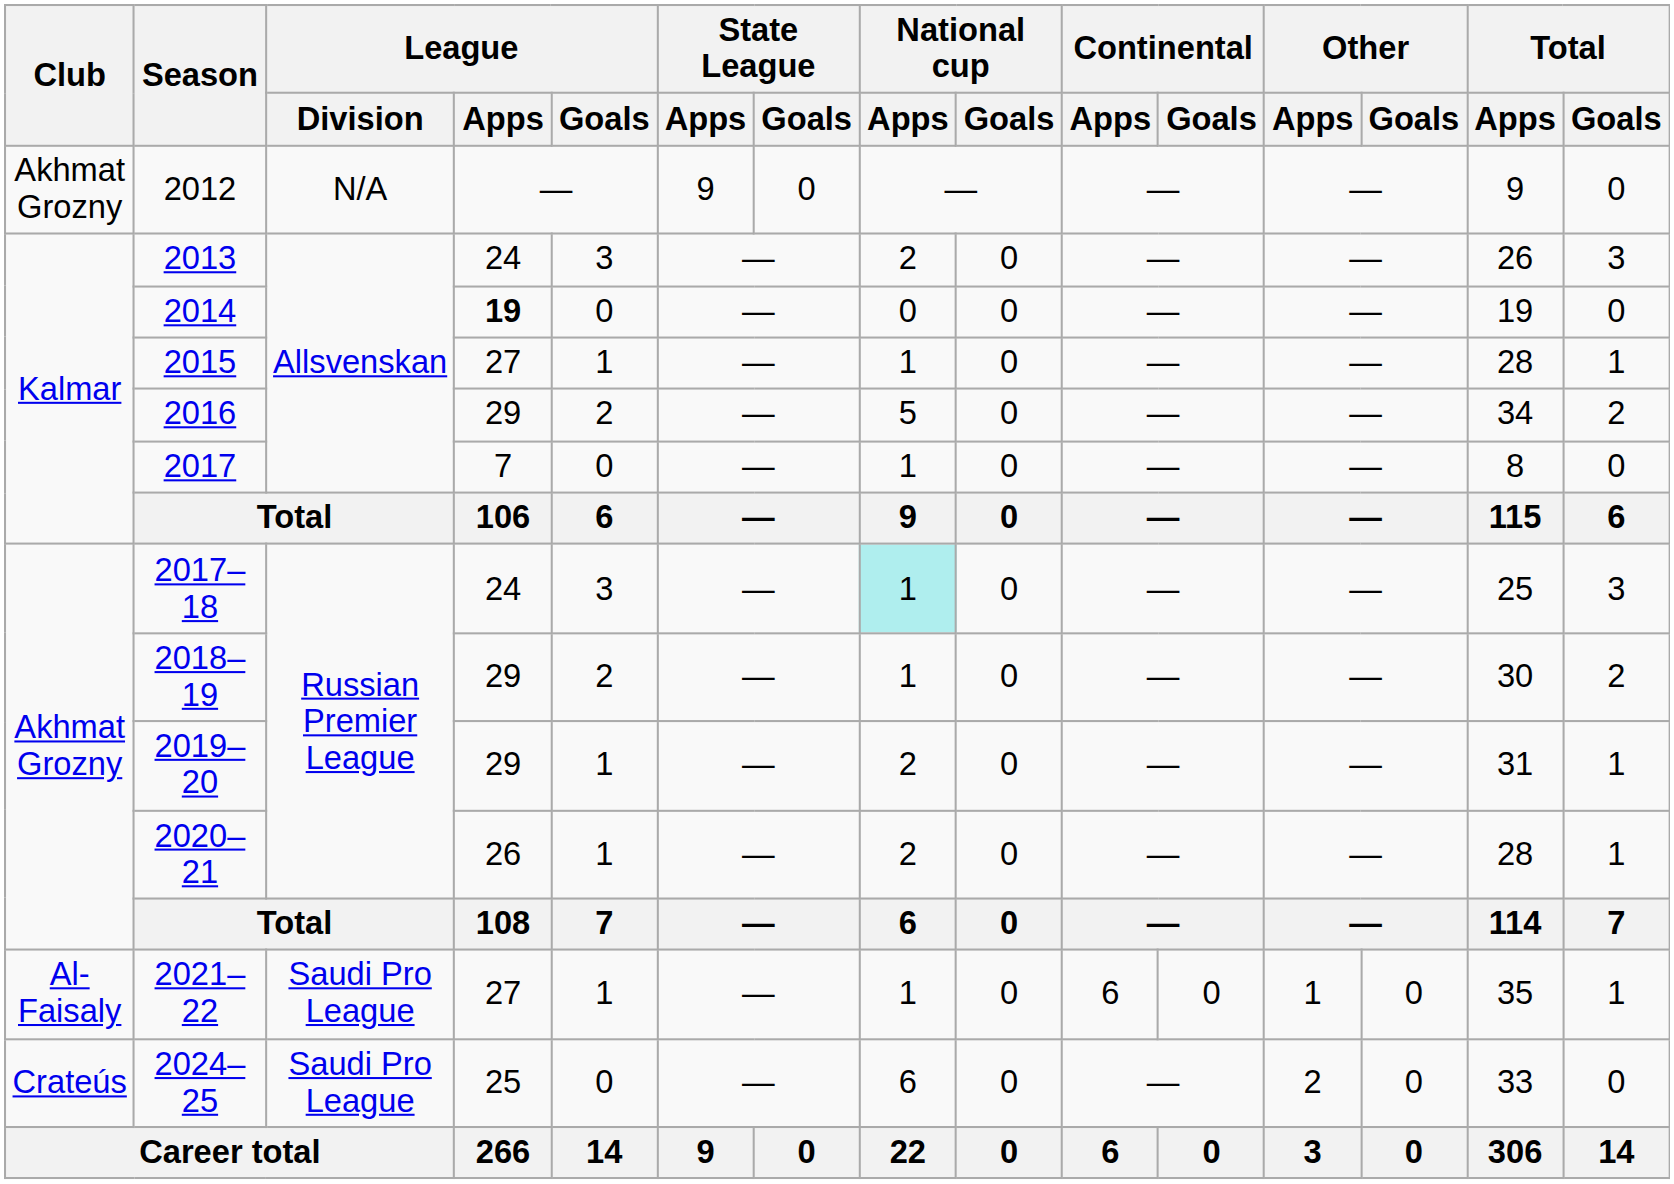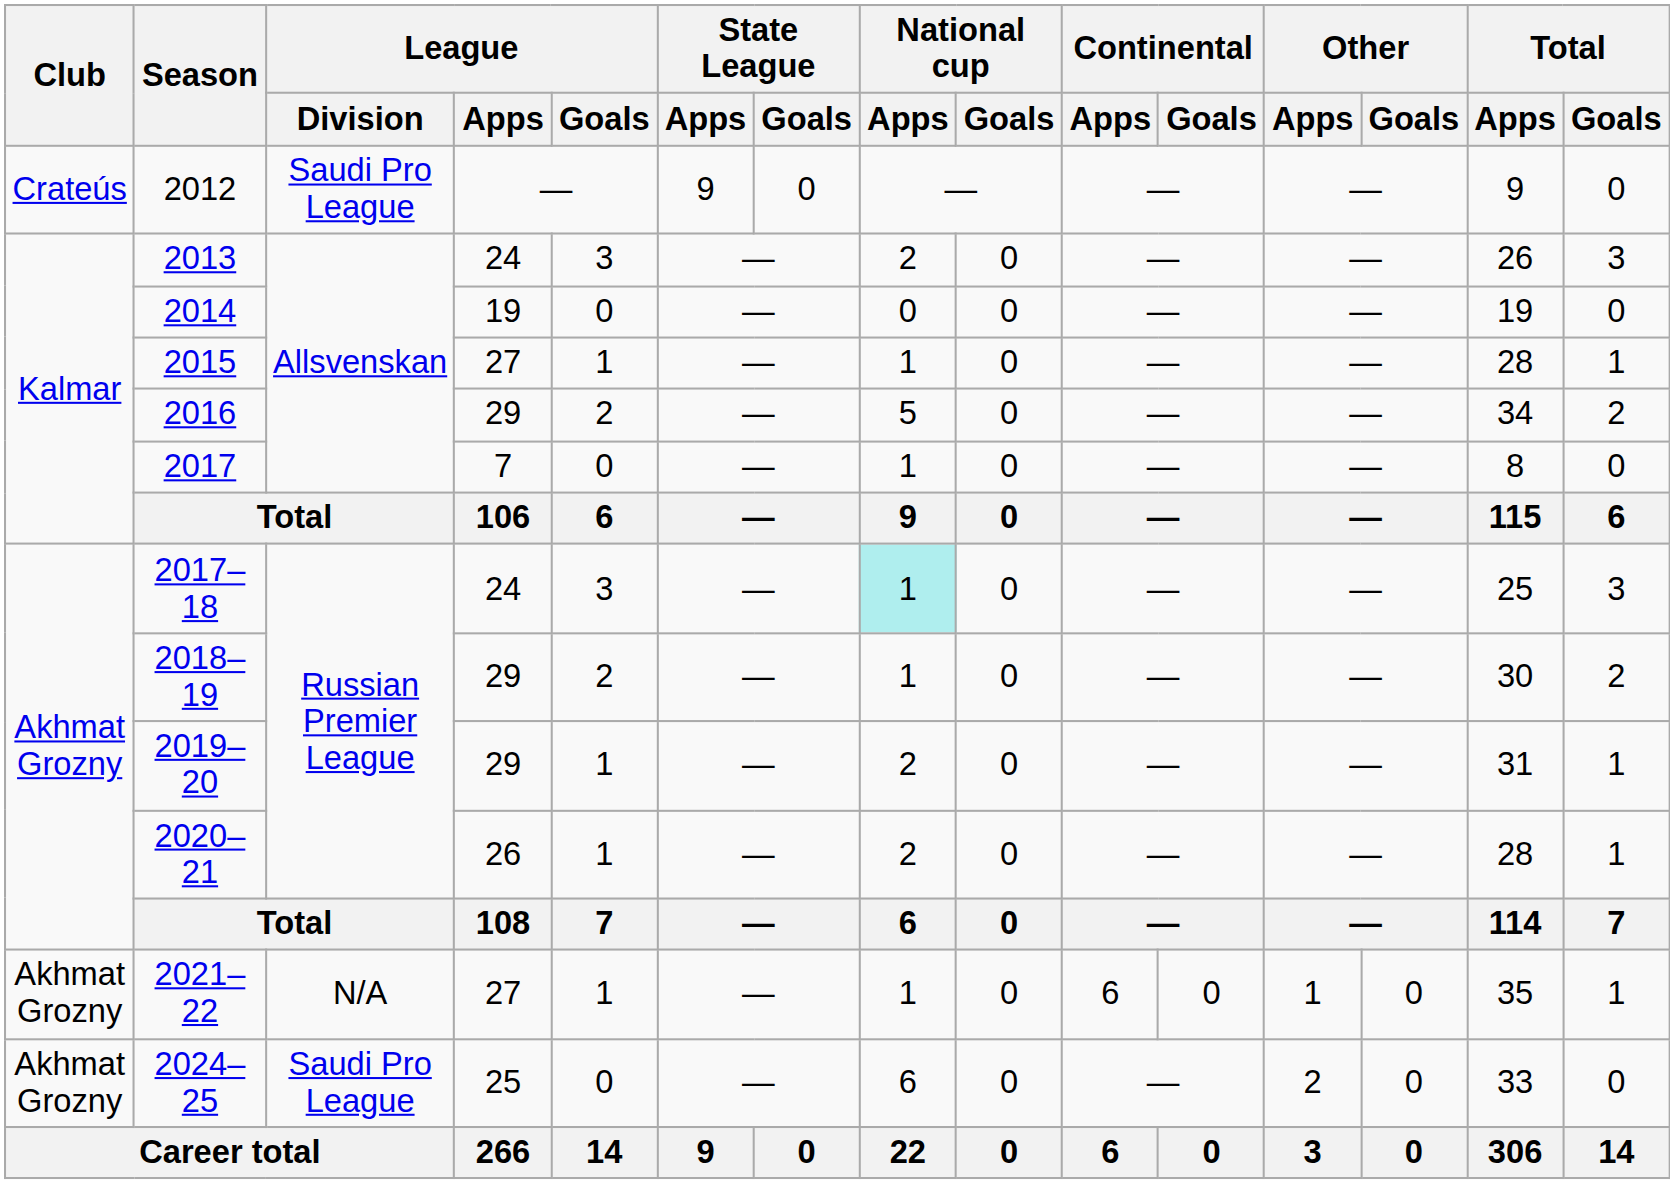(70, 188) Akhmat Grozny -> (70, 188) Crateús
(360, 188) N/A -> (360, 188) Saudi Pro League
(503, 310) bold -> (503, 310) normal
(70, 993) Al-Faisaly -> (70, 993) Akhmat Grozny
(360, 993) Saudi Pro League -> (360, 993) N/A
(70, 1082) Crateús -> (70, 1082) Akhmat Grozny
